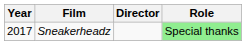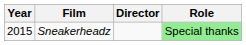(20, 31) 2017 -> (20, 31) 2015
